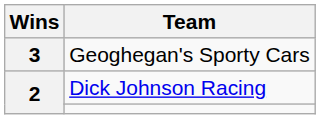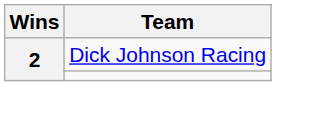- row: (189, 55)
